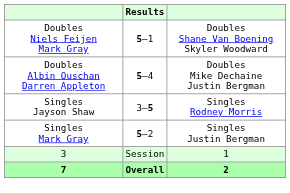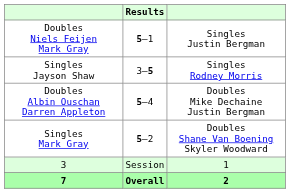(226, 38) Doubles Shane Van Boening Skyler Woodward -> (226, 38) Singles Justin Bergman
rows swapped: (64, 107) <-> (64, 75)
(226, 133) Singles Justin Bergman -> (226, 139) Doubles Shane Van Boening Skyler Woodward
